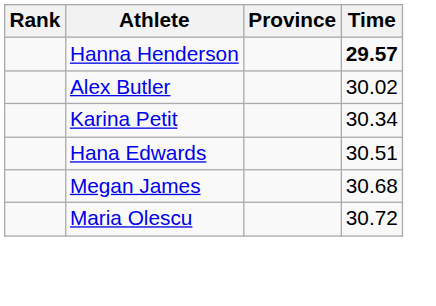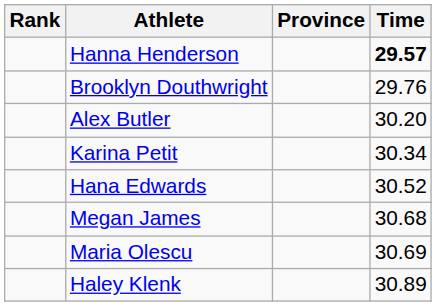+ row: (169, 86)
(372, 86) 30.02 -> (401, 119) 30.20
(372, 152) 30.51 -> (401, 185) 30.52
(372, 218) 30.72 -> (401, 251) 30.69
+ row: (125, 284)
